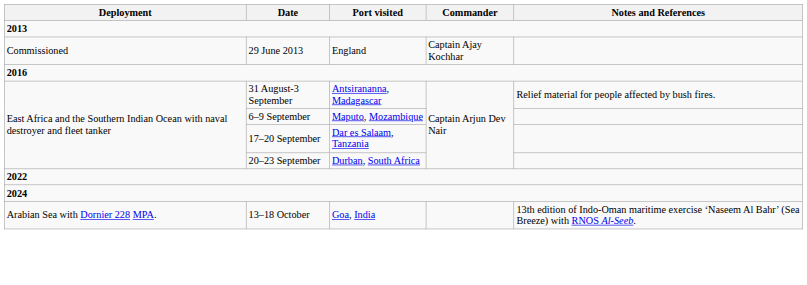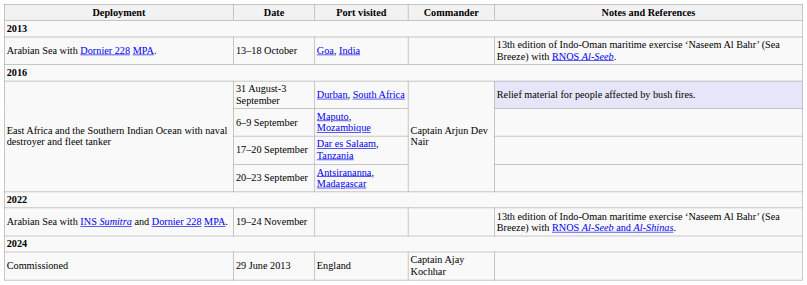rows swapped: (276, 50) <-> (279, 215)
(361, 94) Antsirananna, Madagascar -> (361, 94) Durban, South Africa
(616, 94) no background -> (596, 94) lavender background
(376, 160) Durban, South Africa -> (345, 178) Antsirananna, Madagascar
+ row: (272, 222)
